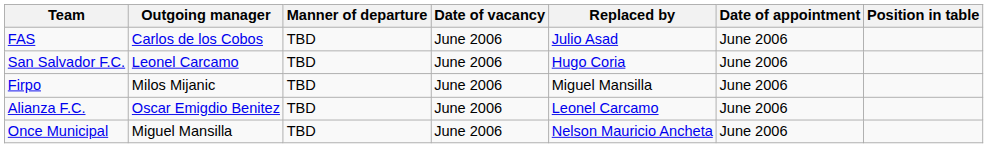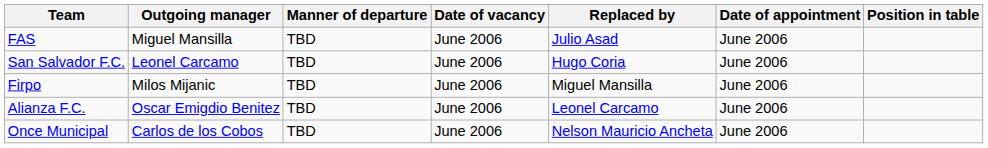(197, 39) Carlos de los Cobos -> (182, 39) Miguel Mansilla
(182, 131) Miguel Mansilla -> (197, 131) Carlos de los Cobos
